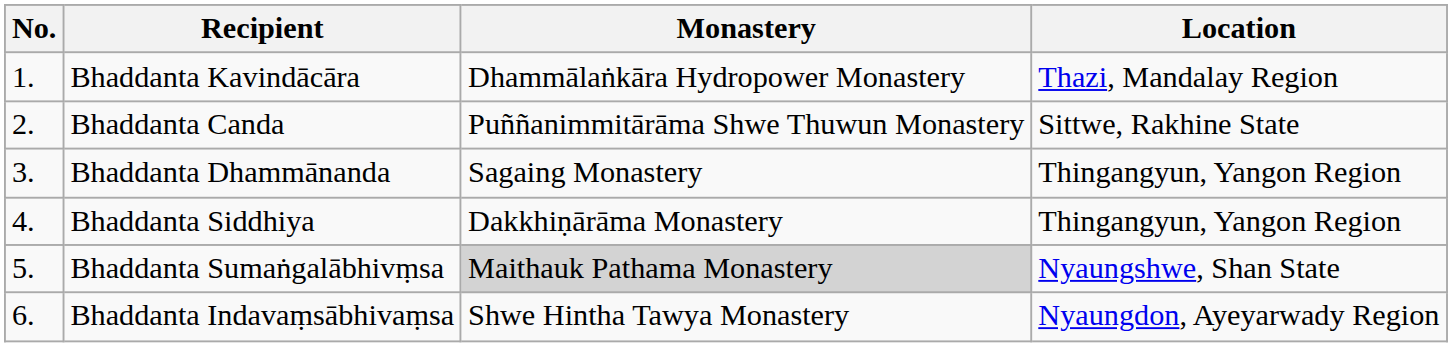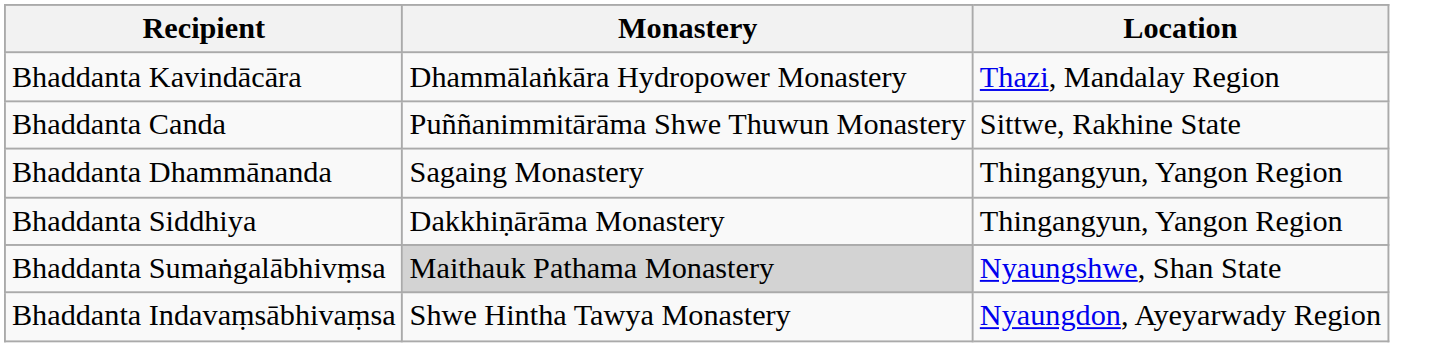- column: (34, 28)
